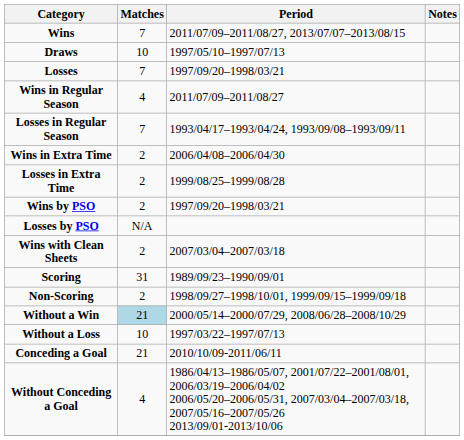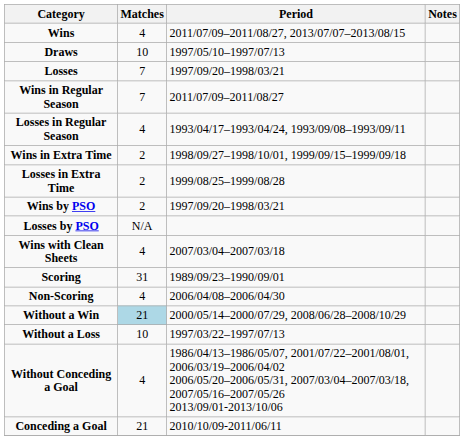(142, 33) 7 -> (142, 33) 4
(142, 96) 4 -> (142, 96) 7
(142, 129) 7 -> (142, 129) 4
(227, 155) 2006/04/08–2006/04/30 -> (288, 155) 1998/09/27–1998/10/01, 1999/09/15–1999/09/18
(142, 251) 2 -> (142, 251) 4
(142, 296) 2 -> (142, 296) 4
(288, 296) 1998/09/27–1998/10/01, 1999/09/15–1999/09/18 -> (227, 296) 2006/04/08–2006/04/30
rows swapped: (61, 353) <-> (61, 399)
